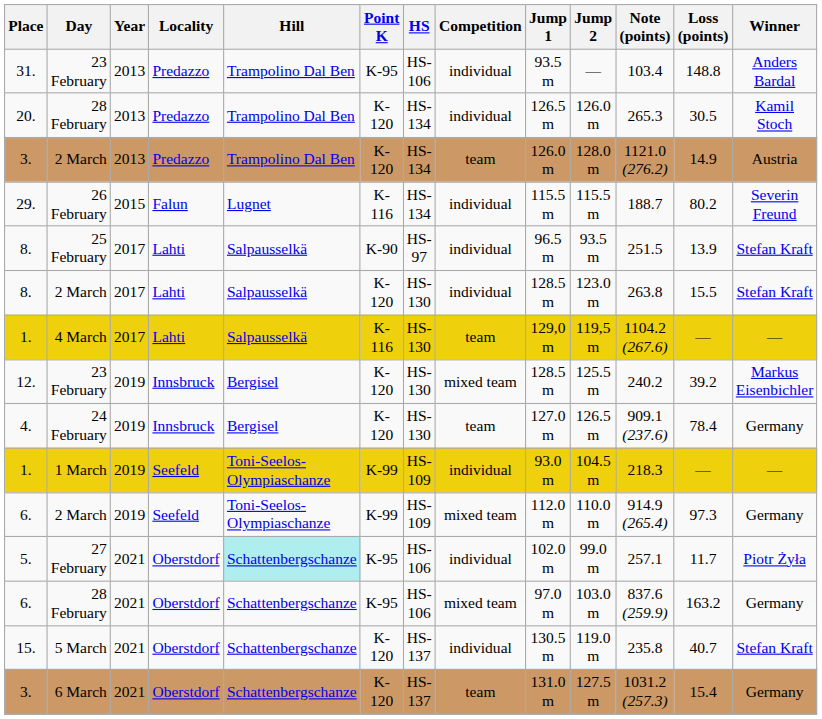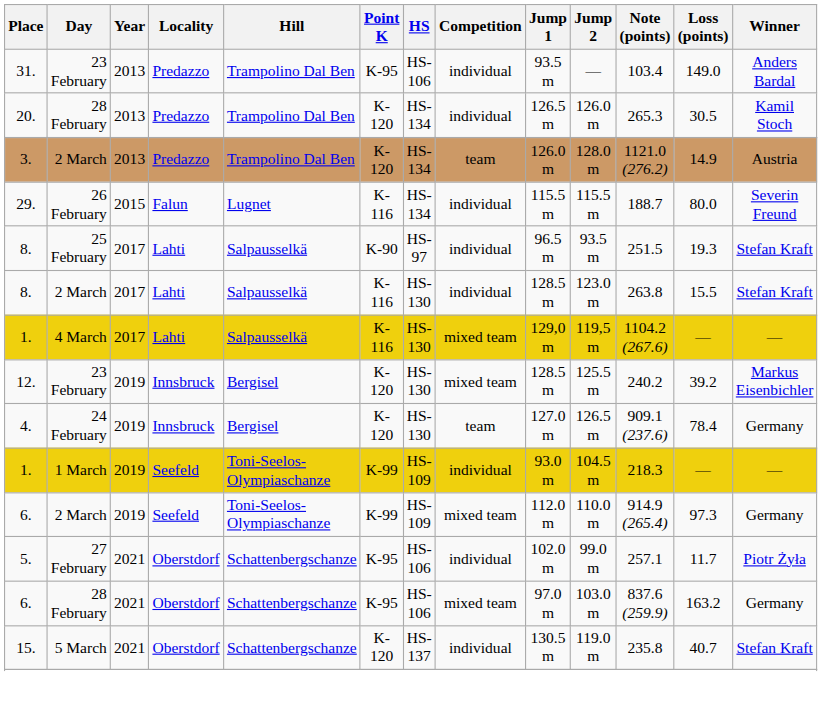(703, 71) 148.8 -> (703, 71) 149.0
(703, 204) 80.2 -> (703, 204) 80.0
(703, 248) 13.9 -> (703, 248) 19.3
(382, 293) K-120 -> (382, 293) K-116
(480, 337) team -> (480, 337) mixed team
(292, 559) paleturquoise background -> (292, 559) no background
- row: (26, 692)
